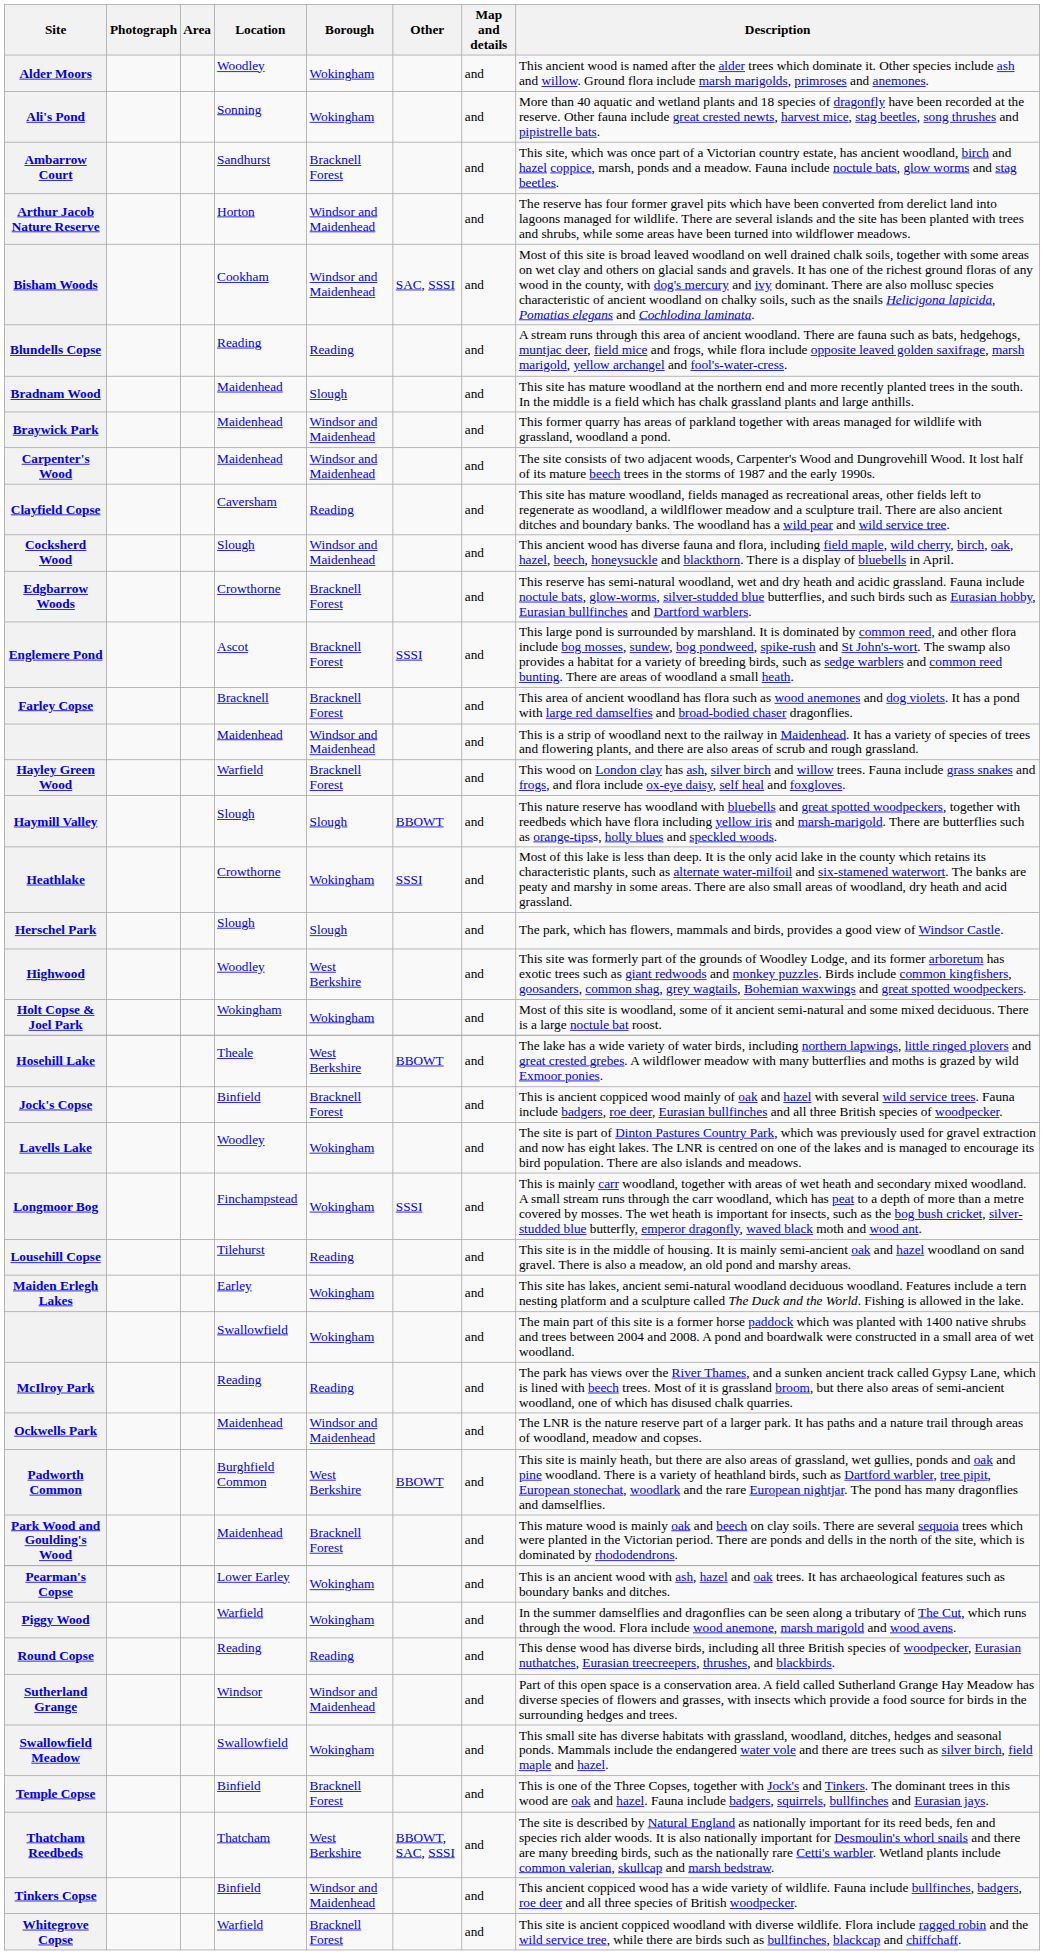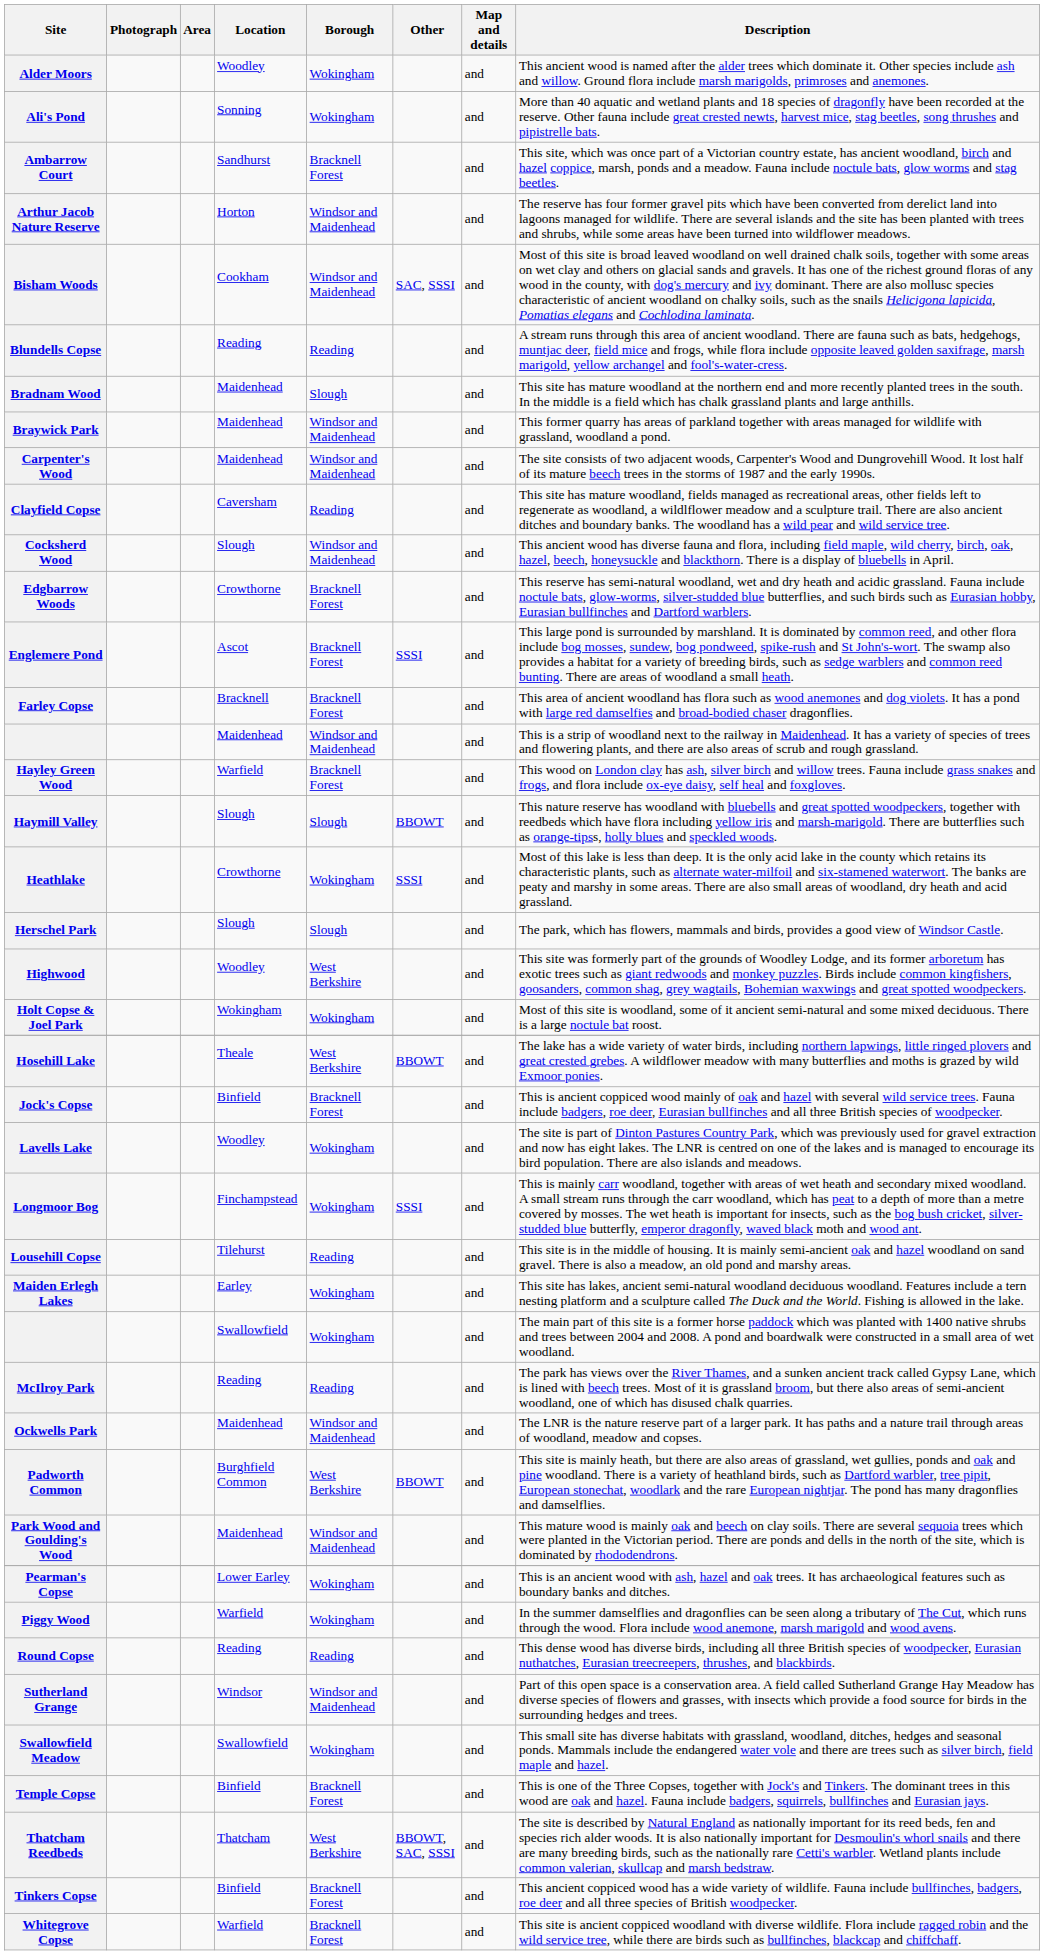(335, 1540) Bracknell Forest -> (343, 1540) Windsor and Maidenhead
(343, 1895) Windsor and Maidenhead -> (335, 1895) Bracknell Forest
